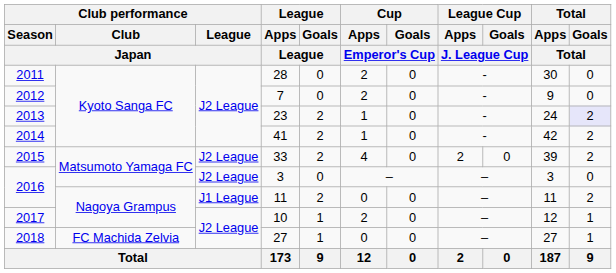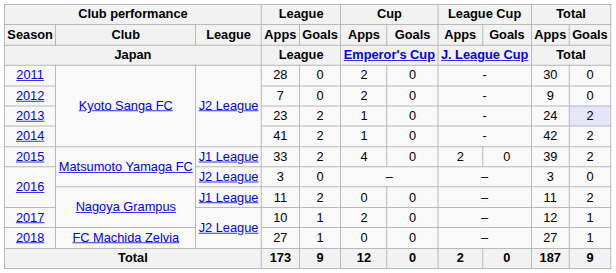(229, 156) J2 League -> (229, 156) J1 League
